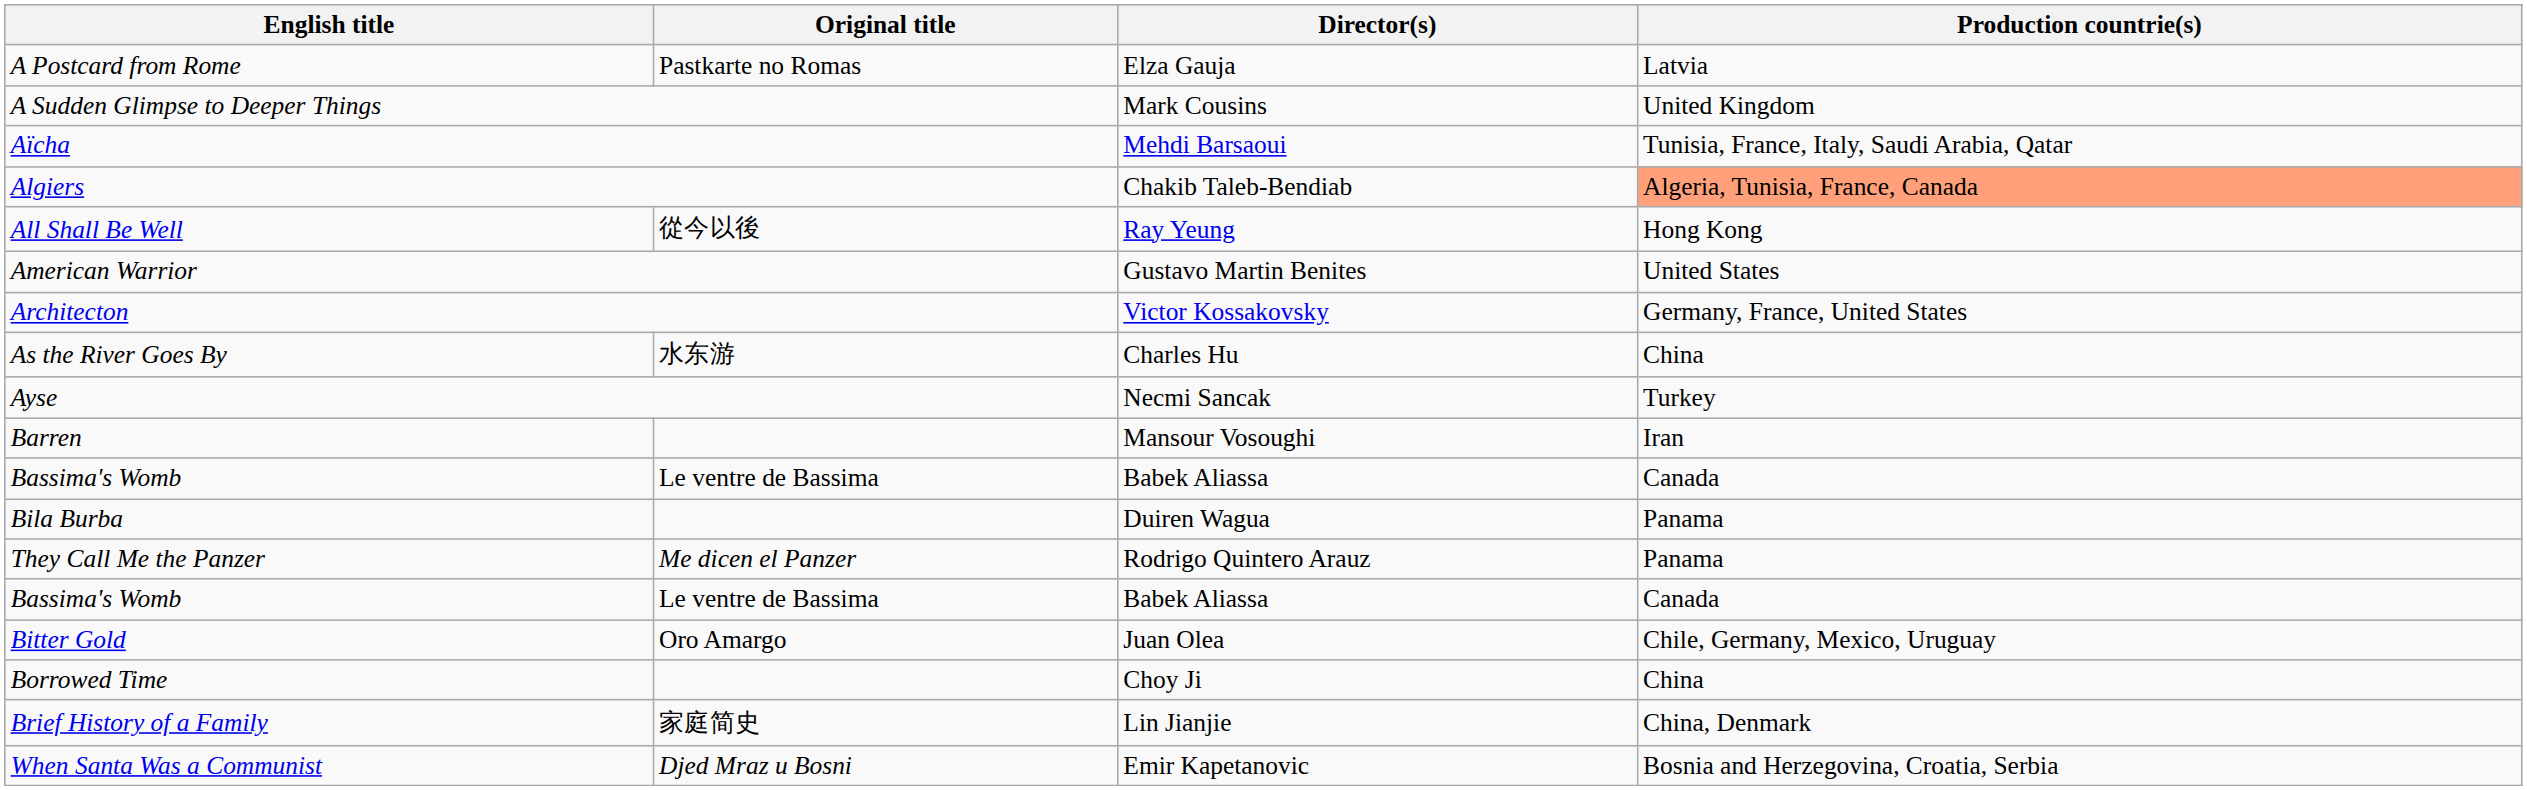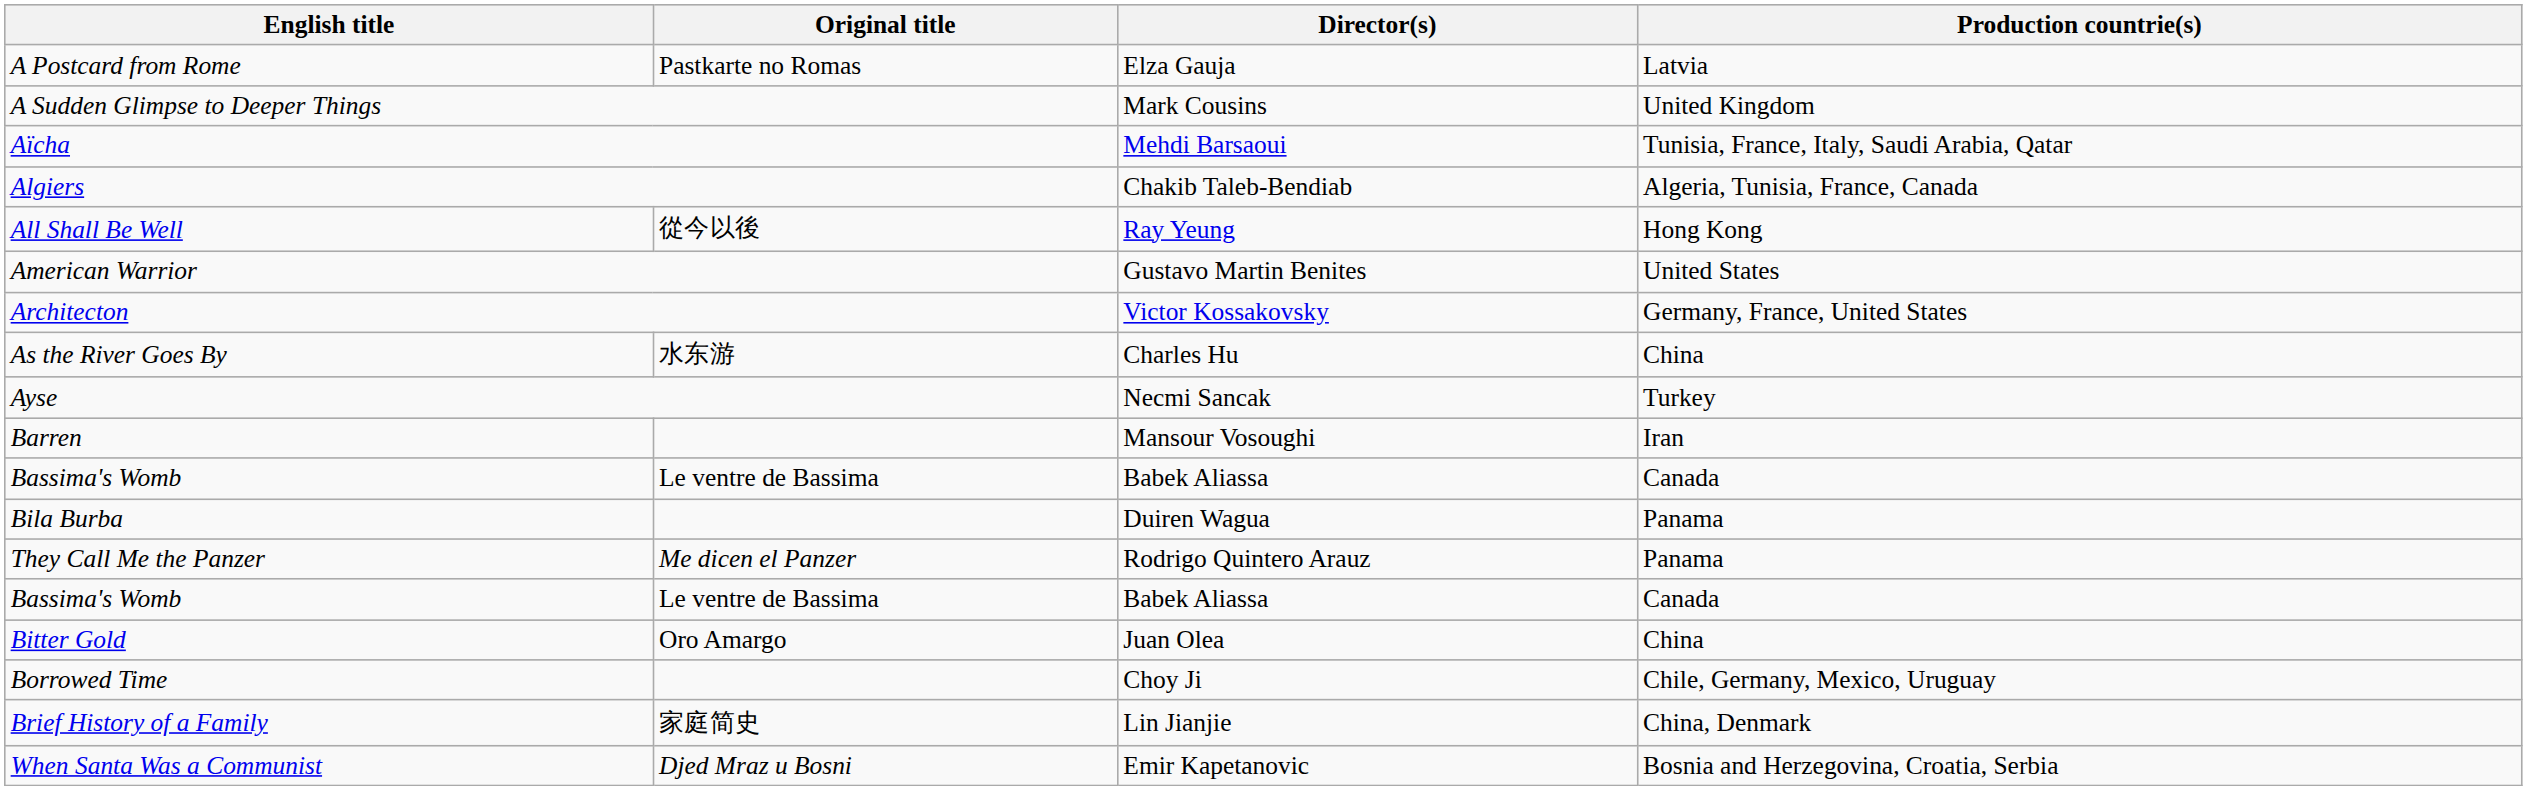(1811, 186) lightsalmon background -> (1811, 186) no background
(1820, 639) Chile, Germany, Mexico, Uruguay -> (1673, 639) China
(1673, 679) China -> (1820, 679) Chile, Germany, Mexico, Uruguay
